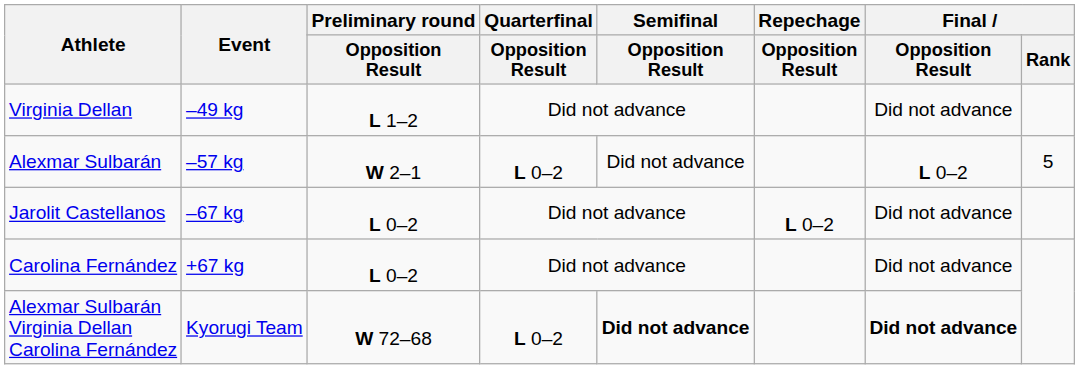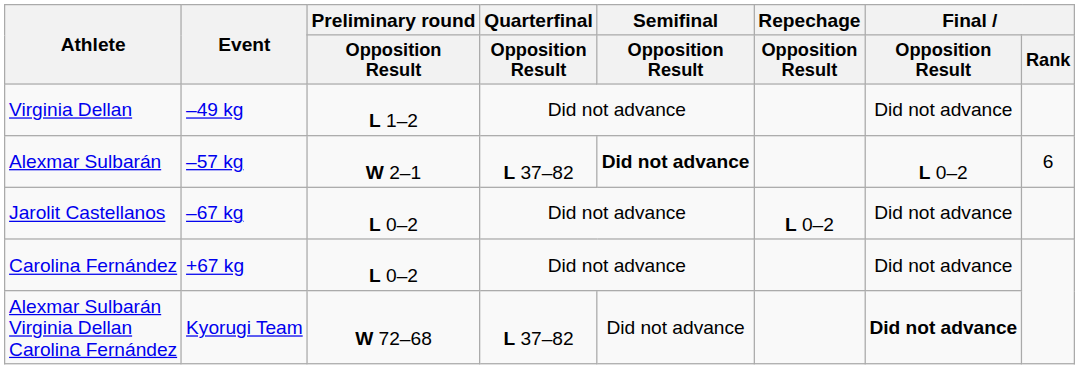(539, 172) L 0–2 -> (539, 172) L 37–82
(676, 162) normal -> (676, 162) bold
(1048, 162) 5 -> (1048, 162) 6
(539, 338) L 0–2 -> (539, 338) L 37–82
(676, 327) bold -> (676, 327) normal
